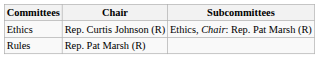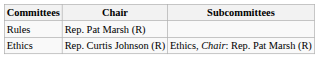rows swapped: (19, 45) <-> (20, 29)
